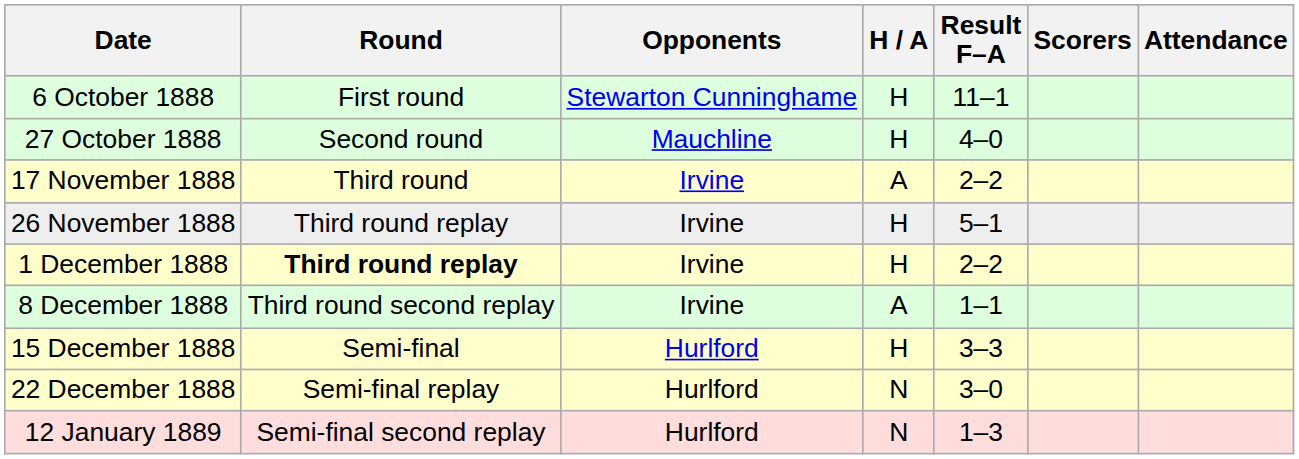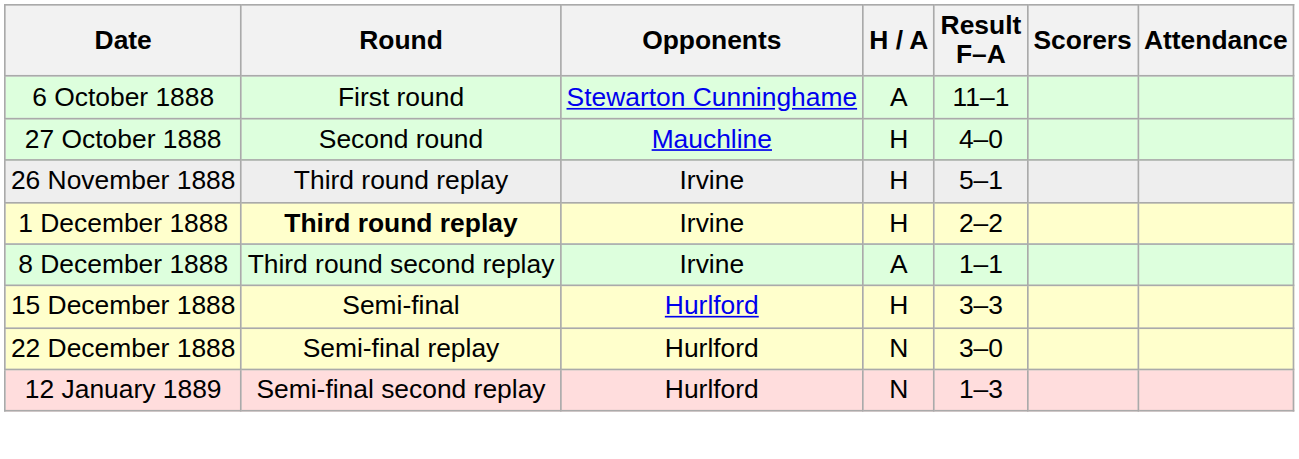(899, 97) H -> (899, 97) A
- row: (123, 180)
